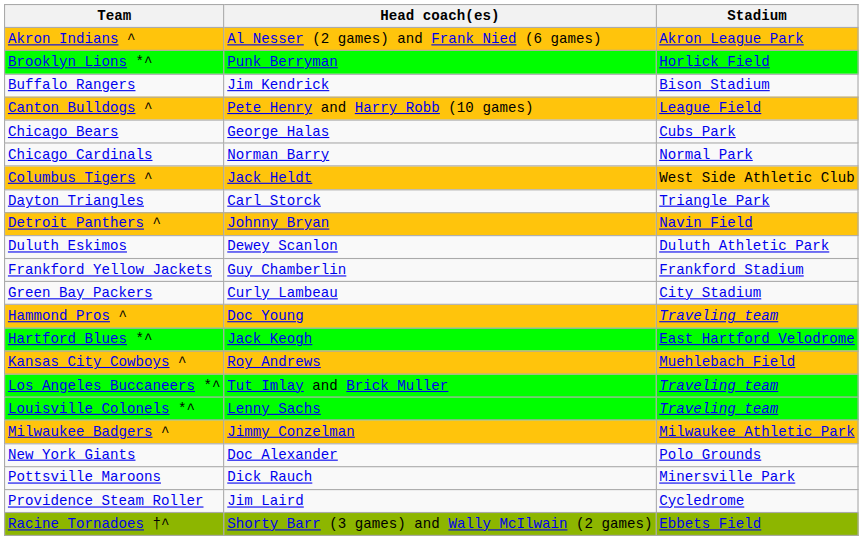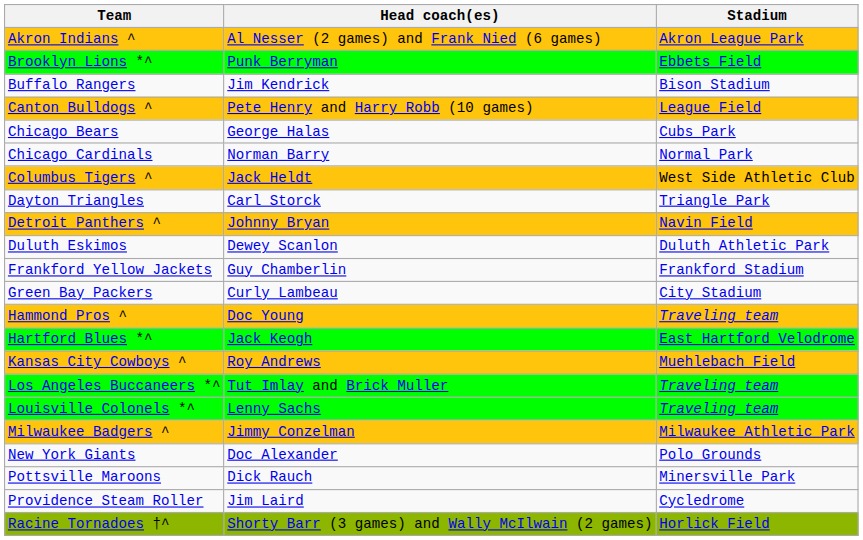(714, 62) Horlick Field -> (710, 62) Ebbets Field
(710, 524) Ebbets Field -> (714, 524) Horlick Field
